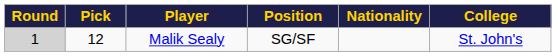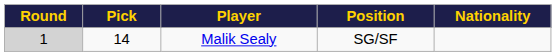- column: (491, 16)
(96, 39) 12 -> (122, 39) 14
